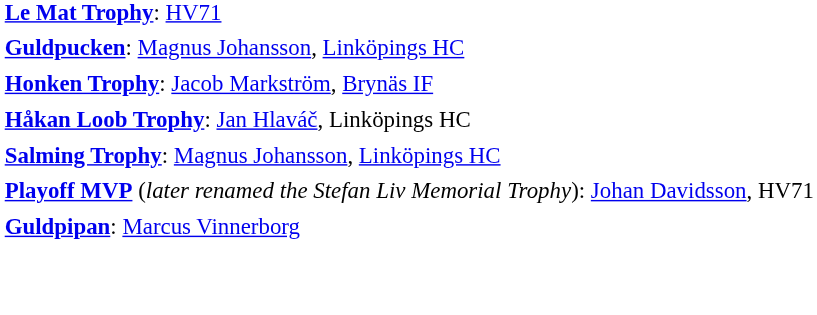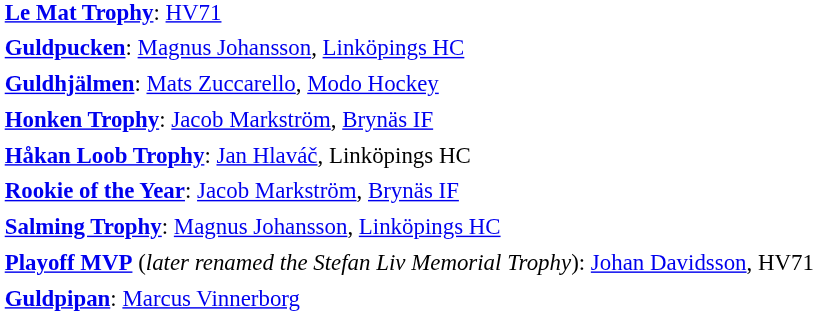+ row: (222, 83)
+ row: (232, 191)
